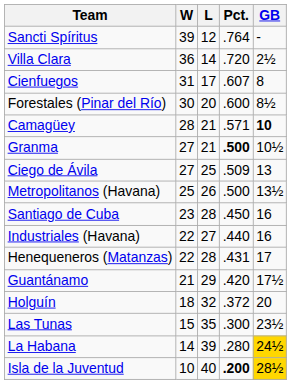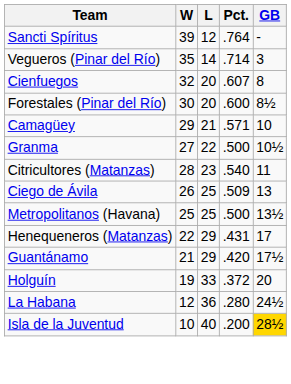- row: (39, 59)
+ row: (84, 59)
(187, 81) 31 -> (187, 81) 32
(209, 81) 17 -> (209, 81) 20
(187, 125) 28 -> (187, 125) 29
(264, 125) bold -> (264, 125) normal
(209, 147) 21 -> (209, 147) 22
(236, 147) bold -> (236, 147) normal
+ row: (81, 170)
(187, 170) 27 -> (187, 192) 26
(209, 192) 26 -> (209, 214) 25
- row: (63, 214)
- row: (74, 236)
(209, 258) 28 -> (209, 236) 29
(187, 302) 18 -> (187, 280) 19
(209, 302) 32 -> (209, 280) 33
- row: (40, 324)
(187, 346) 14 -> (187, 302) 12
(209, 346) 39 -> (209, 302) 36
(270, 346) gold background -> (270, 302) no background
(236, 368) bold -> (236, 324) normal
